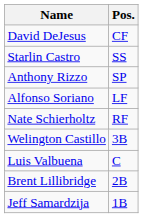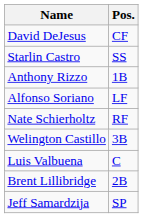(119, 77) SP -> (120, 77) 1B
(120, 202) 1B -> (119, 202) SP
